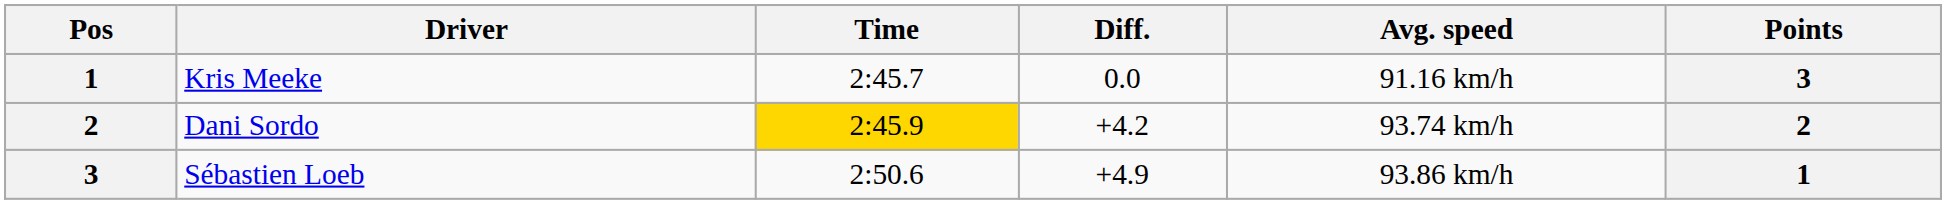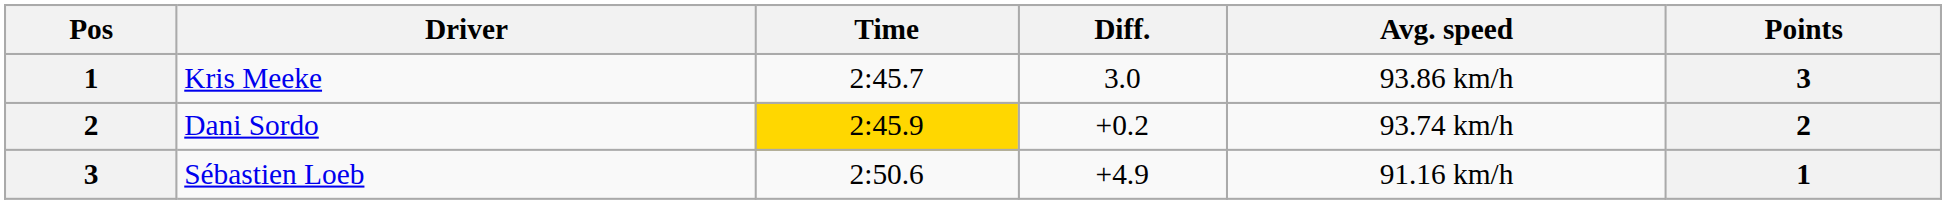(1122, 77) 0.0 -> (1122, 77) 3.0
(1447, 77) 91.16 km/h -> (1447, 77) 93.86 km/h
(1122, 126) +4.2 -> (1122, 126) +0.2
(1447, 174) 93.86 km/h -> (1447, 174) 91.16 km/h
